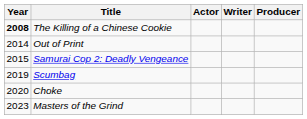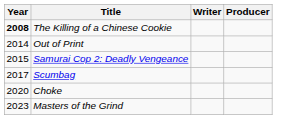- column: (206, 12)
(18, 75) 2019 -> (18, 75) 2017
